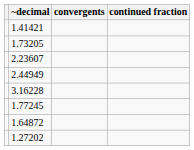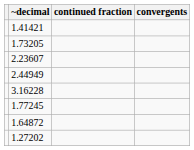columns swapped: (148, 12) <-> (79, 12)
